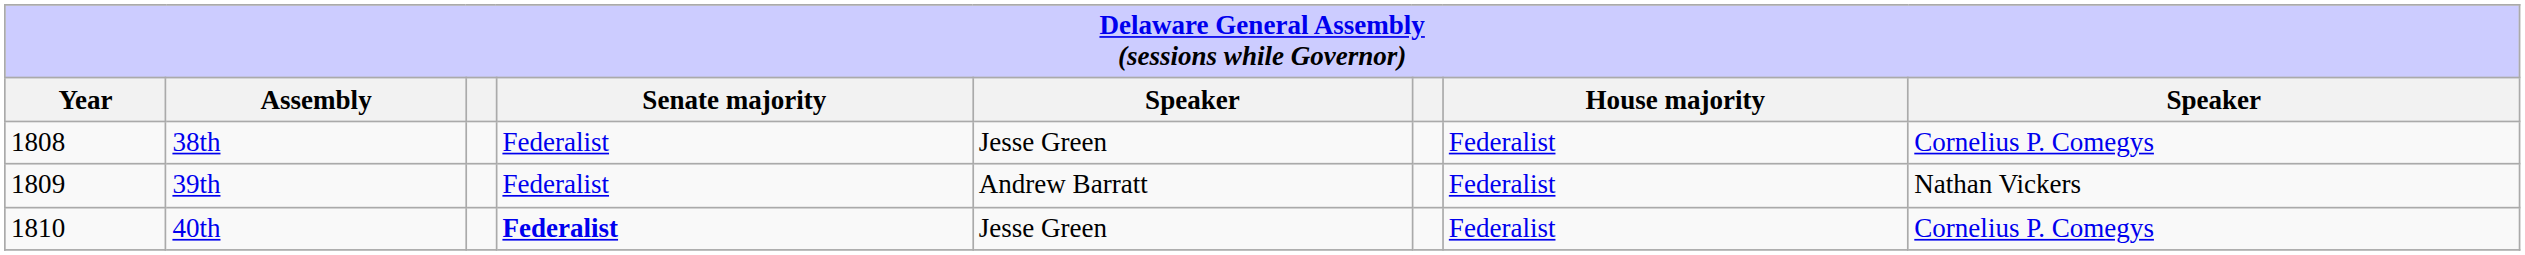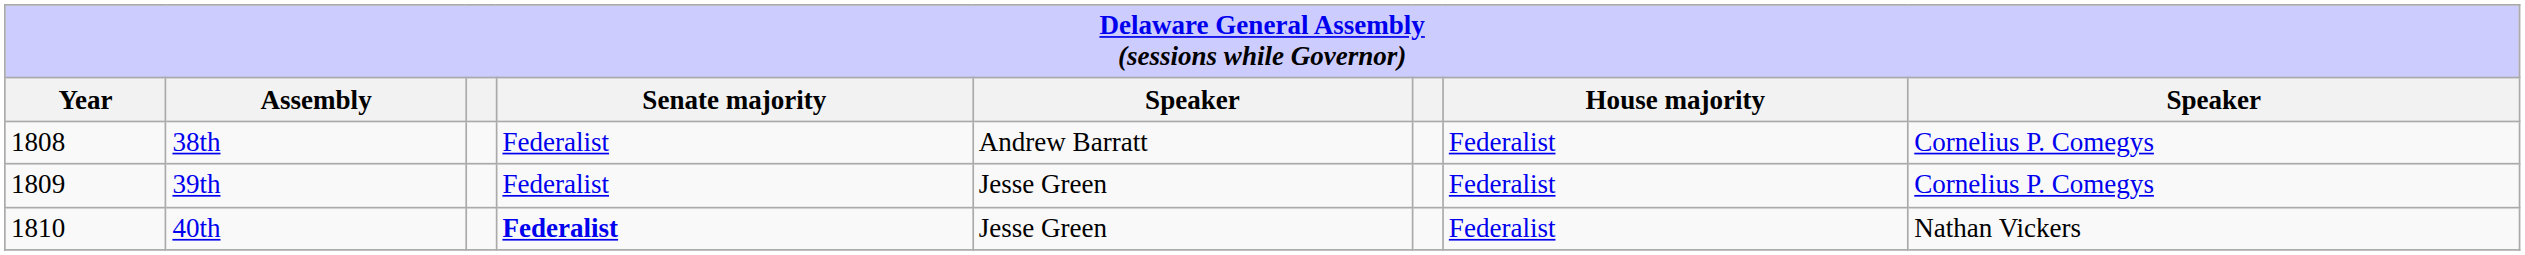(1043, 142) Jesse Green -> (1063, 142) Andrew Barratt
(1063, 185) Andrew Barratt -> (1043, 185) Jesse Green
(1998, 185) Nathan Vickers -> (2034, 185) Cornelius P. Comegys
(2034, 227) Cornelius P. Comegys -> (1998, 227) Nathan Vickers
